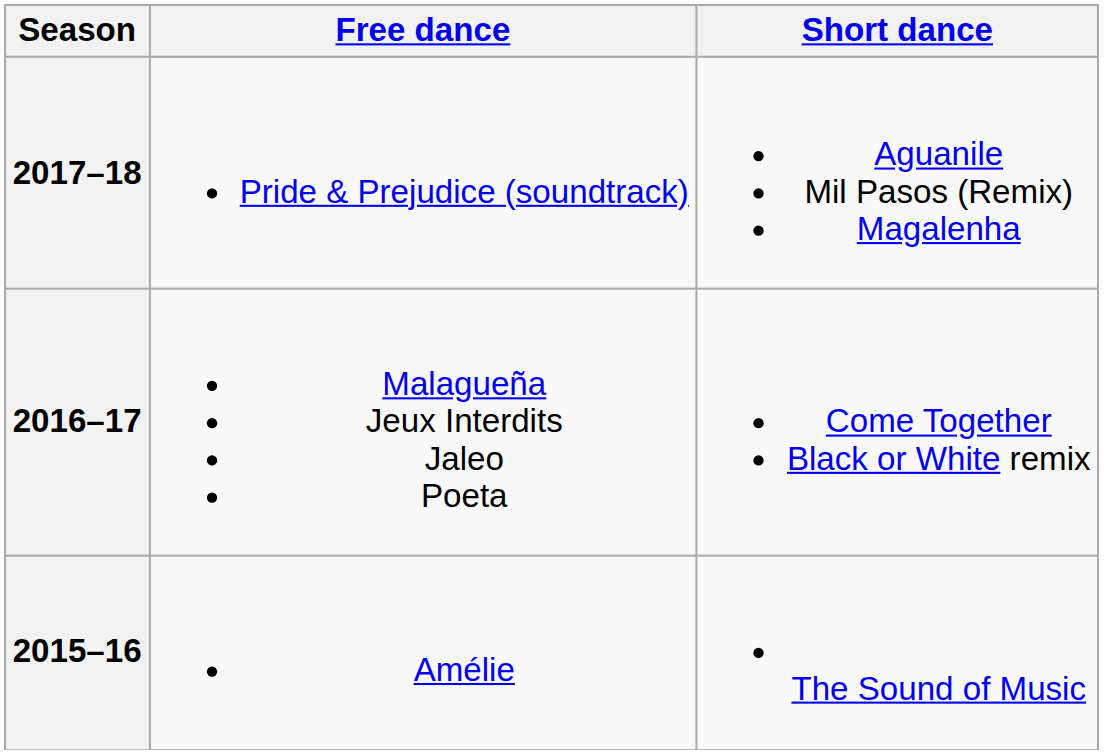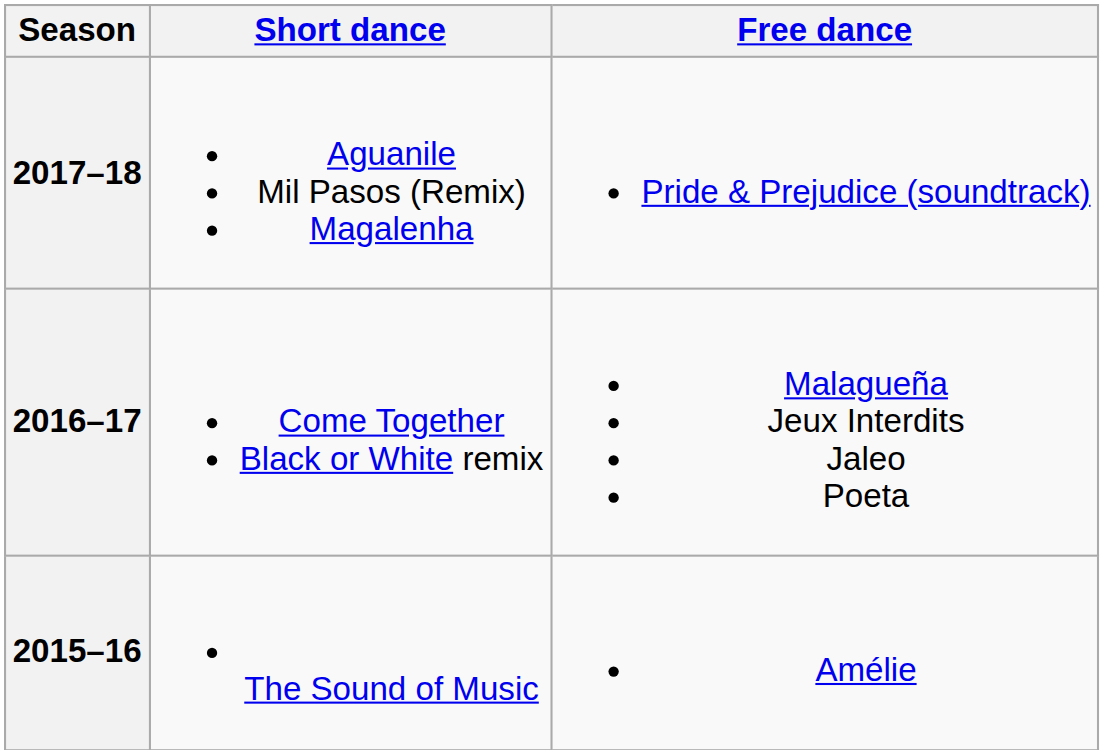columns swapped: (897, 30) <-> (423, 30)
